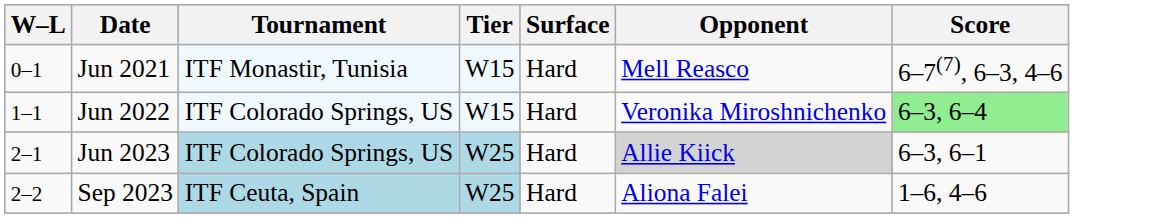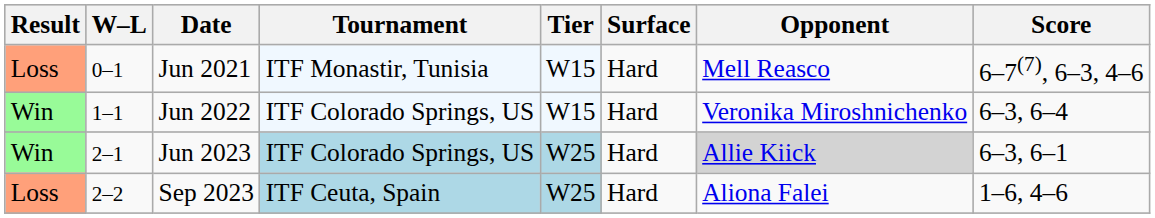+ column: (45, 24)
(942, 112) lightgreen background -> (1023, 112) no background
